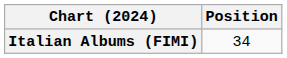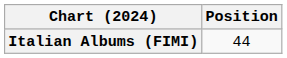(242, 41) 34 -> (242, 41) 44
